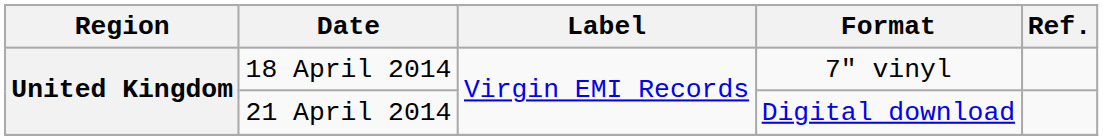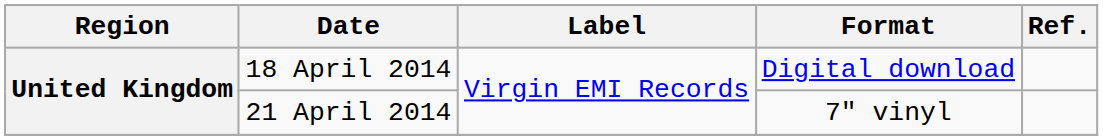(888, 70) 7" vinyl -> (888, 70) Digital download
(888, 113) Digital download -> (888, 113) 7" vinyl
